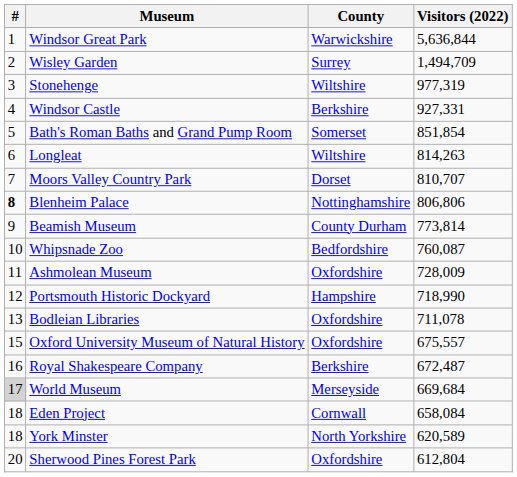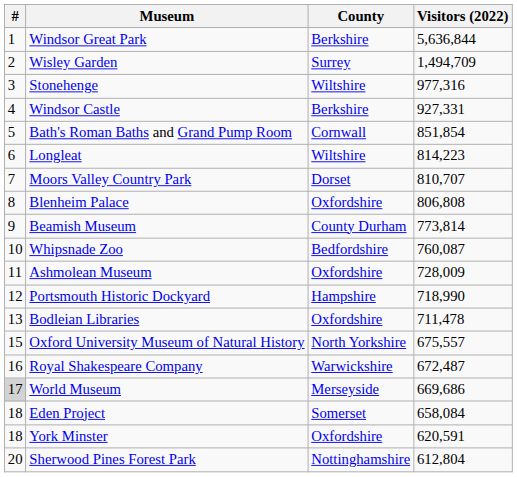(352, 39) Warwickshire -> (340, 39) Berkshire
(441, 86) 977,319 -> (441, 86) 977,316
(339, 132) Somerset -> (339, 132) Cornwall
(441, 156) 814,263 -> (441, 156) 814,223
(12, 202) bold -> (12, 202) normal
(361, 202) Nottinghamshire -> (347, 202) Oxfordshire
(441, 202) 806,806 -> (441, 202) 806,808
(441, 319) 711,078 -> (441, 319) 711,478
(347, 343) Oxfordshire -> (359, 343) North Yorkshire
(340, 366) Berkshire -> (352, 366) Warwickshire
(441, 389) 669,684 -> (441, 389) 669,686
(339, 413) Cornwall -> (339, 413) Somerset
(359, 436) North Yorkshire -> (347, 436) Oxfordshire
(441, 436) 620,589 -> (441, 436) 620,591
(347, 459) Oxfordshire -> (361, 459) Nottinghamshire
